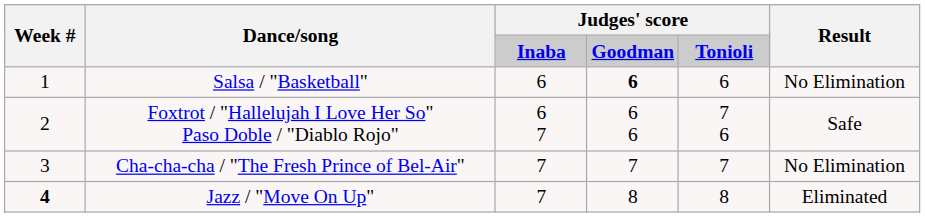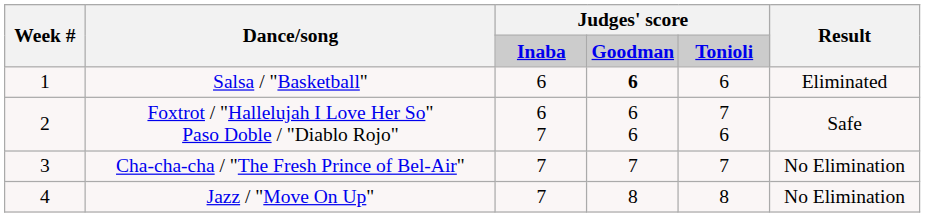(844, 81) No Elimination -> (844, 81) Eliminated
(45, 196) bold -> (45, 196) normal
(844, 196) Eliminated -> (844, 196) No Elimination
